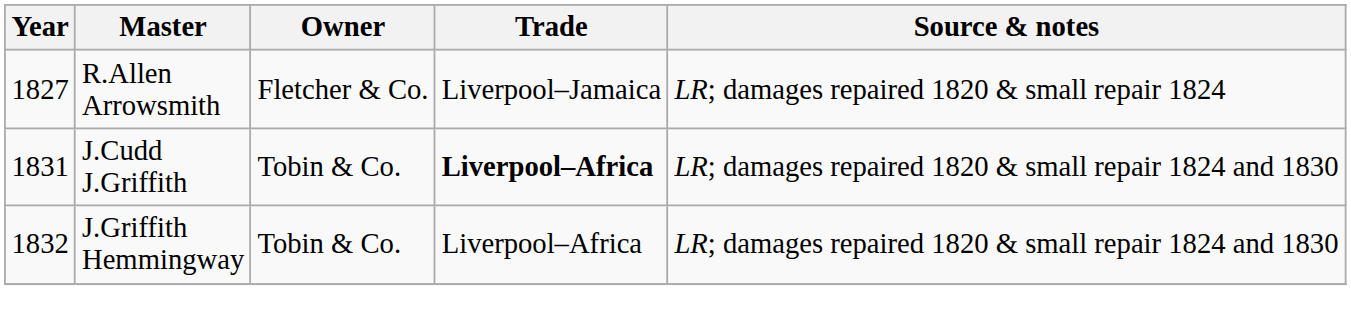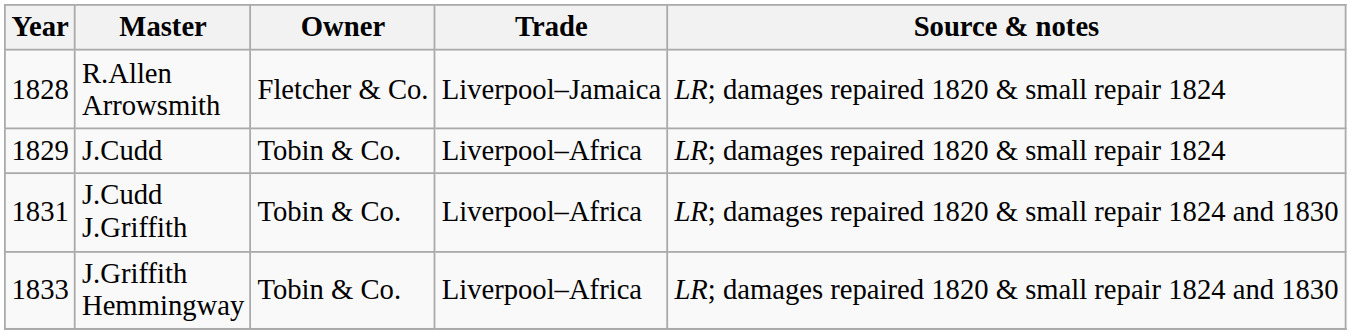(40, 88) 1827 -> (40, 88) 1828
+ row: (122, 150)
(547, 166) bold -> (542, 211) normal
(40, 244) 1832 -> (40, 289) 1833
